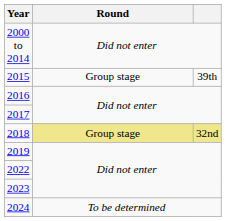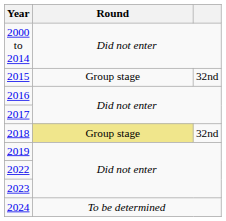(207, 77) 39th -> (207, 77) 32nd
(207, 133) khaki background -> (207, 133) no background
